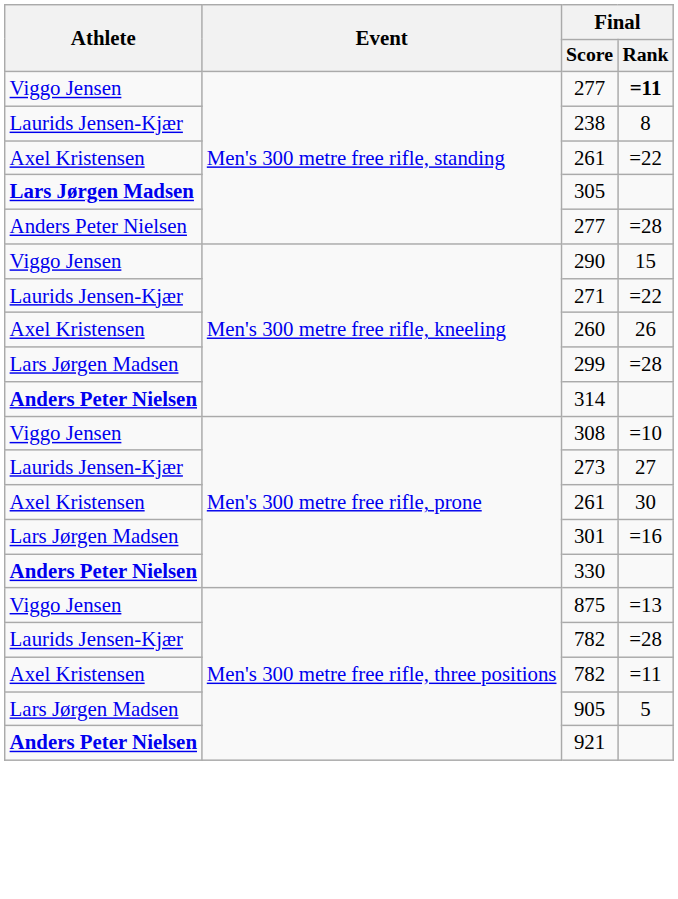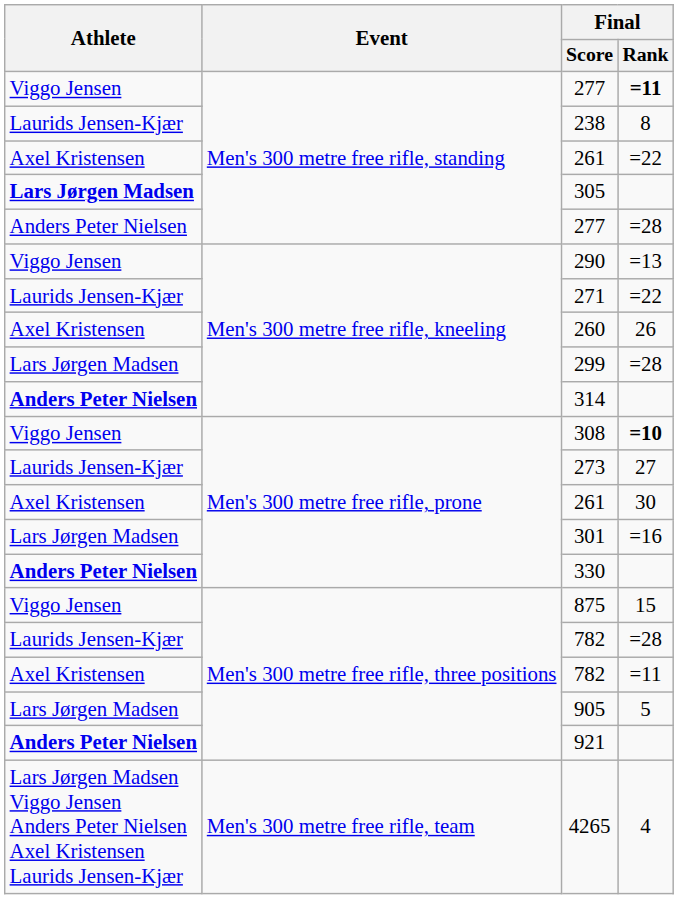(646, 261) 15 -> (646, 261) =13
(646, 433) normal -> (646, 433) bold
(646, 605) =13 -> (646, 605) 15
+ row: (98, 827)
